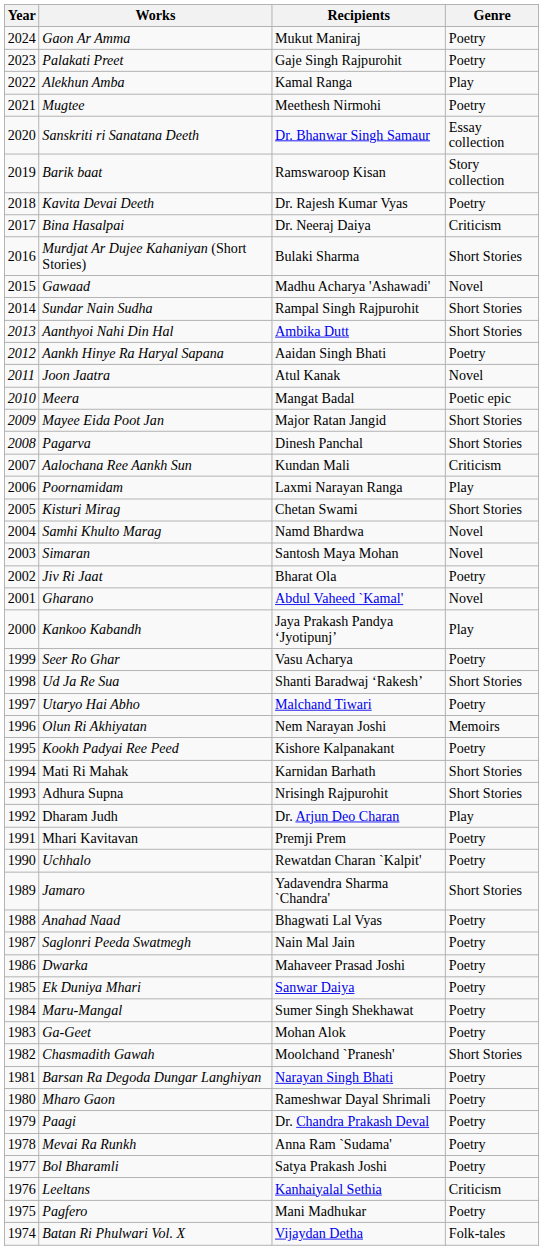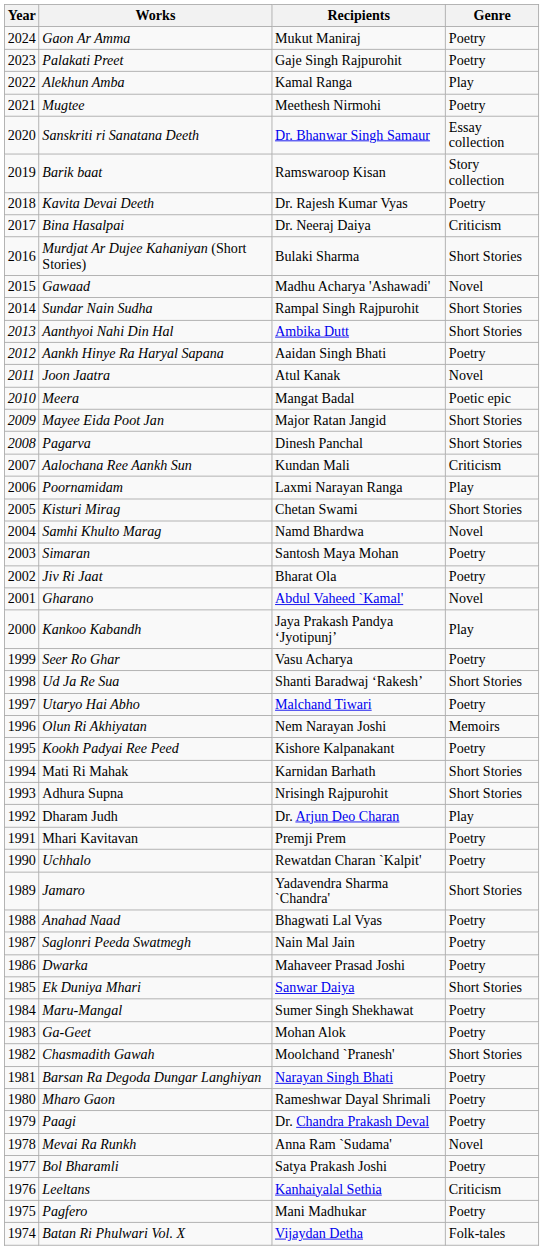(466, 554) Novel -> (467, 554) Poetry
(467, 988) Poetry -> (485, 988) Short Stories
(467, 1144) Poetry -> (466, 1144) Novel
